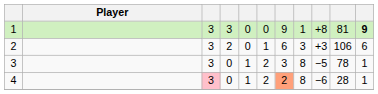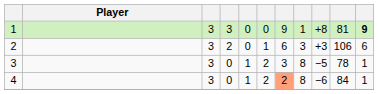(211, 81) pink background -> (211, 81) no background
(343, 81) 28 -> (343, 81) 84
